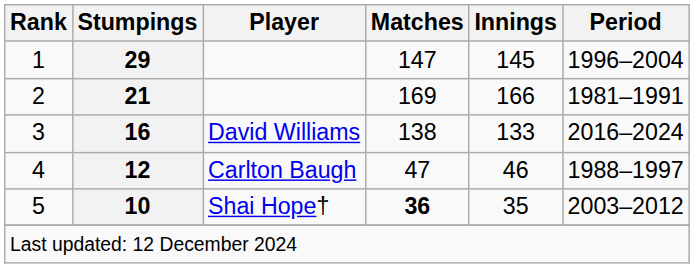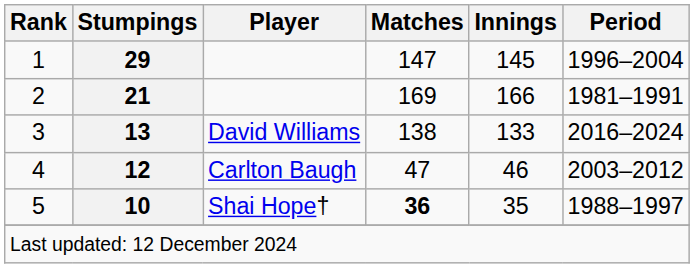(137, 133) 16 -> (137, 133) 13
(626, 170) 1988–1997 -> (626, 170) 2003–2012
(626, 206) 2003–2012 -> (626, 206) 1988–1997
